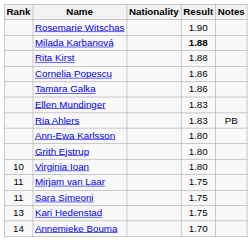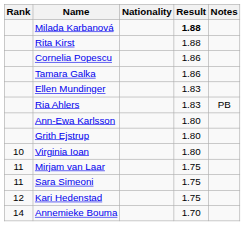- row: (80, 27)
(18, 213) 13 -> (18, 197) 12
